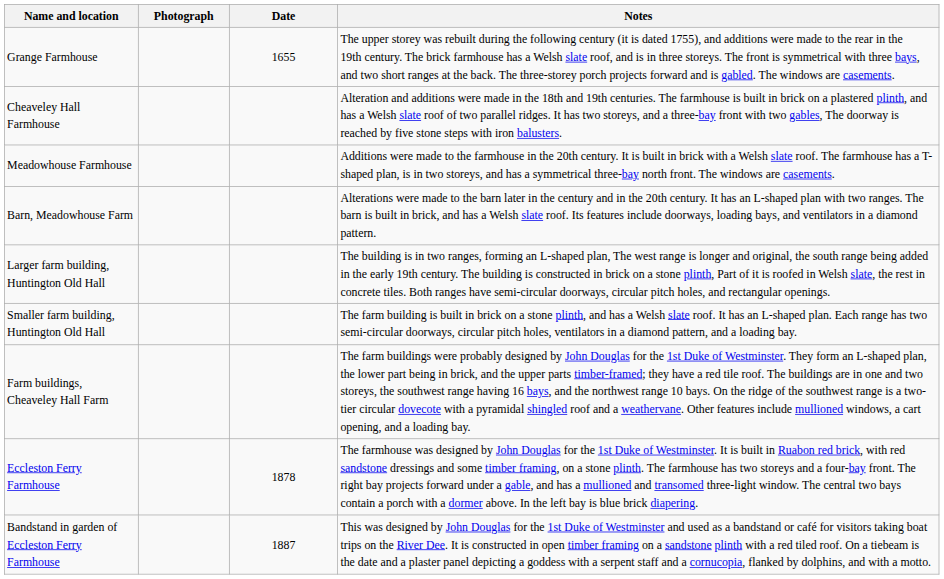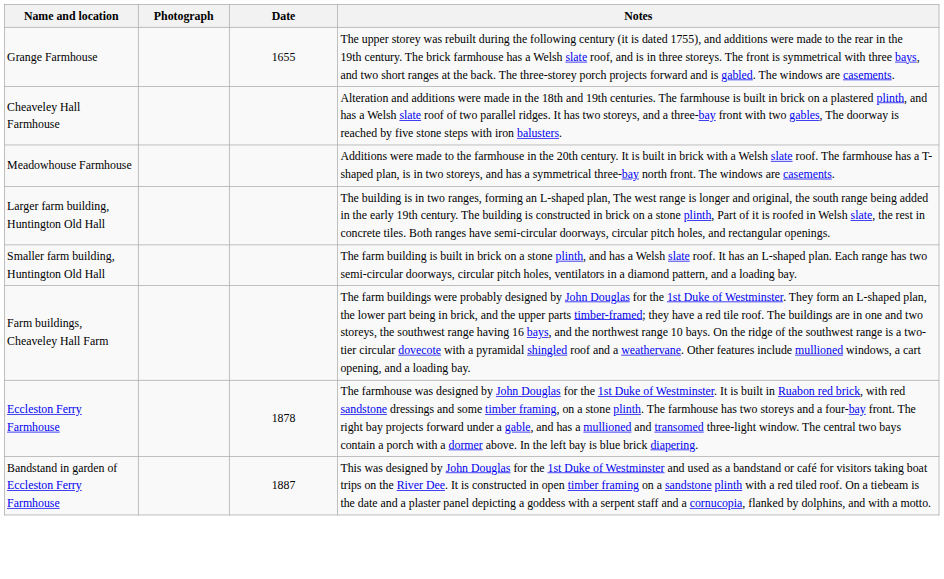- row: (70, 215)
